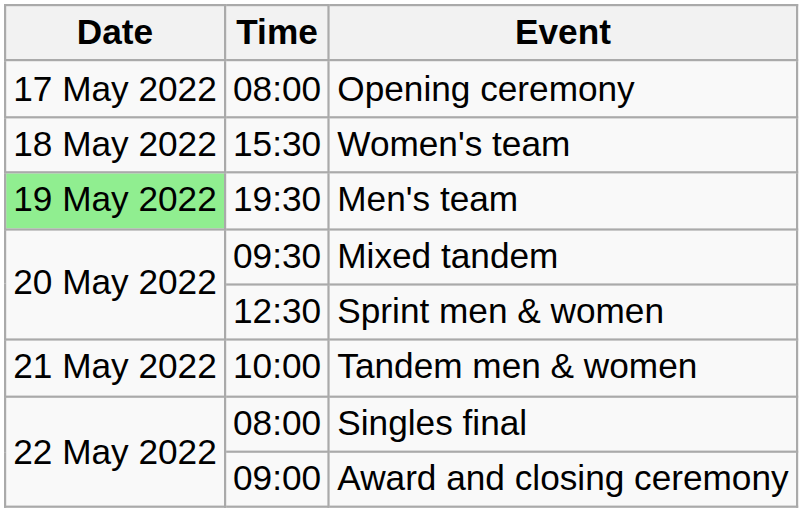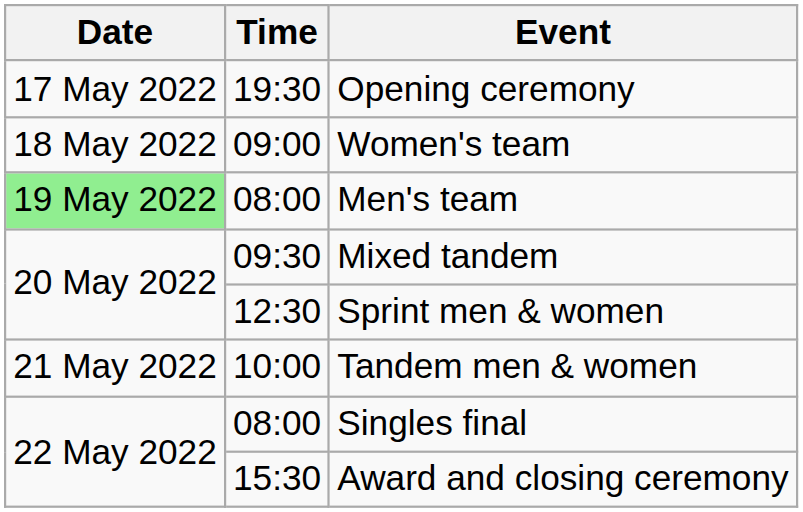(277, 88) 08:00 -> (277, 88) 19:30
(277, 144) 15:30 -> (277, 144) 09:00
(277, 199) 19:30 -> (277, 199) 08:00
(277, 479) 09:00 -> (277, 479) 15:30
